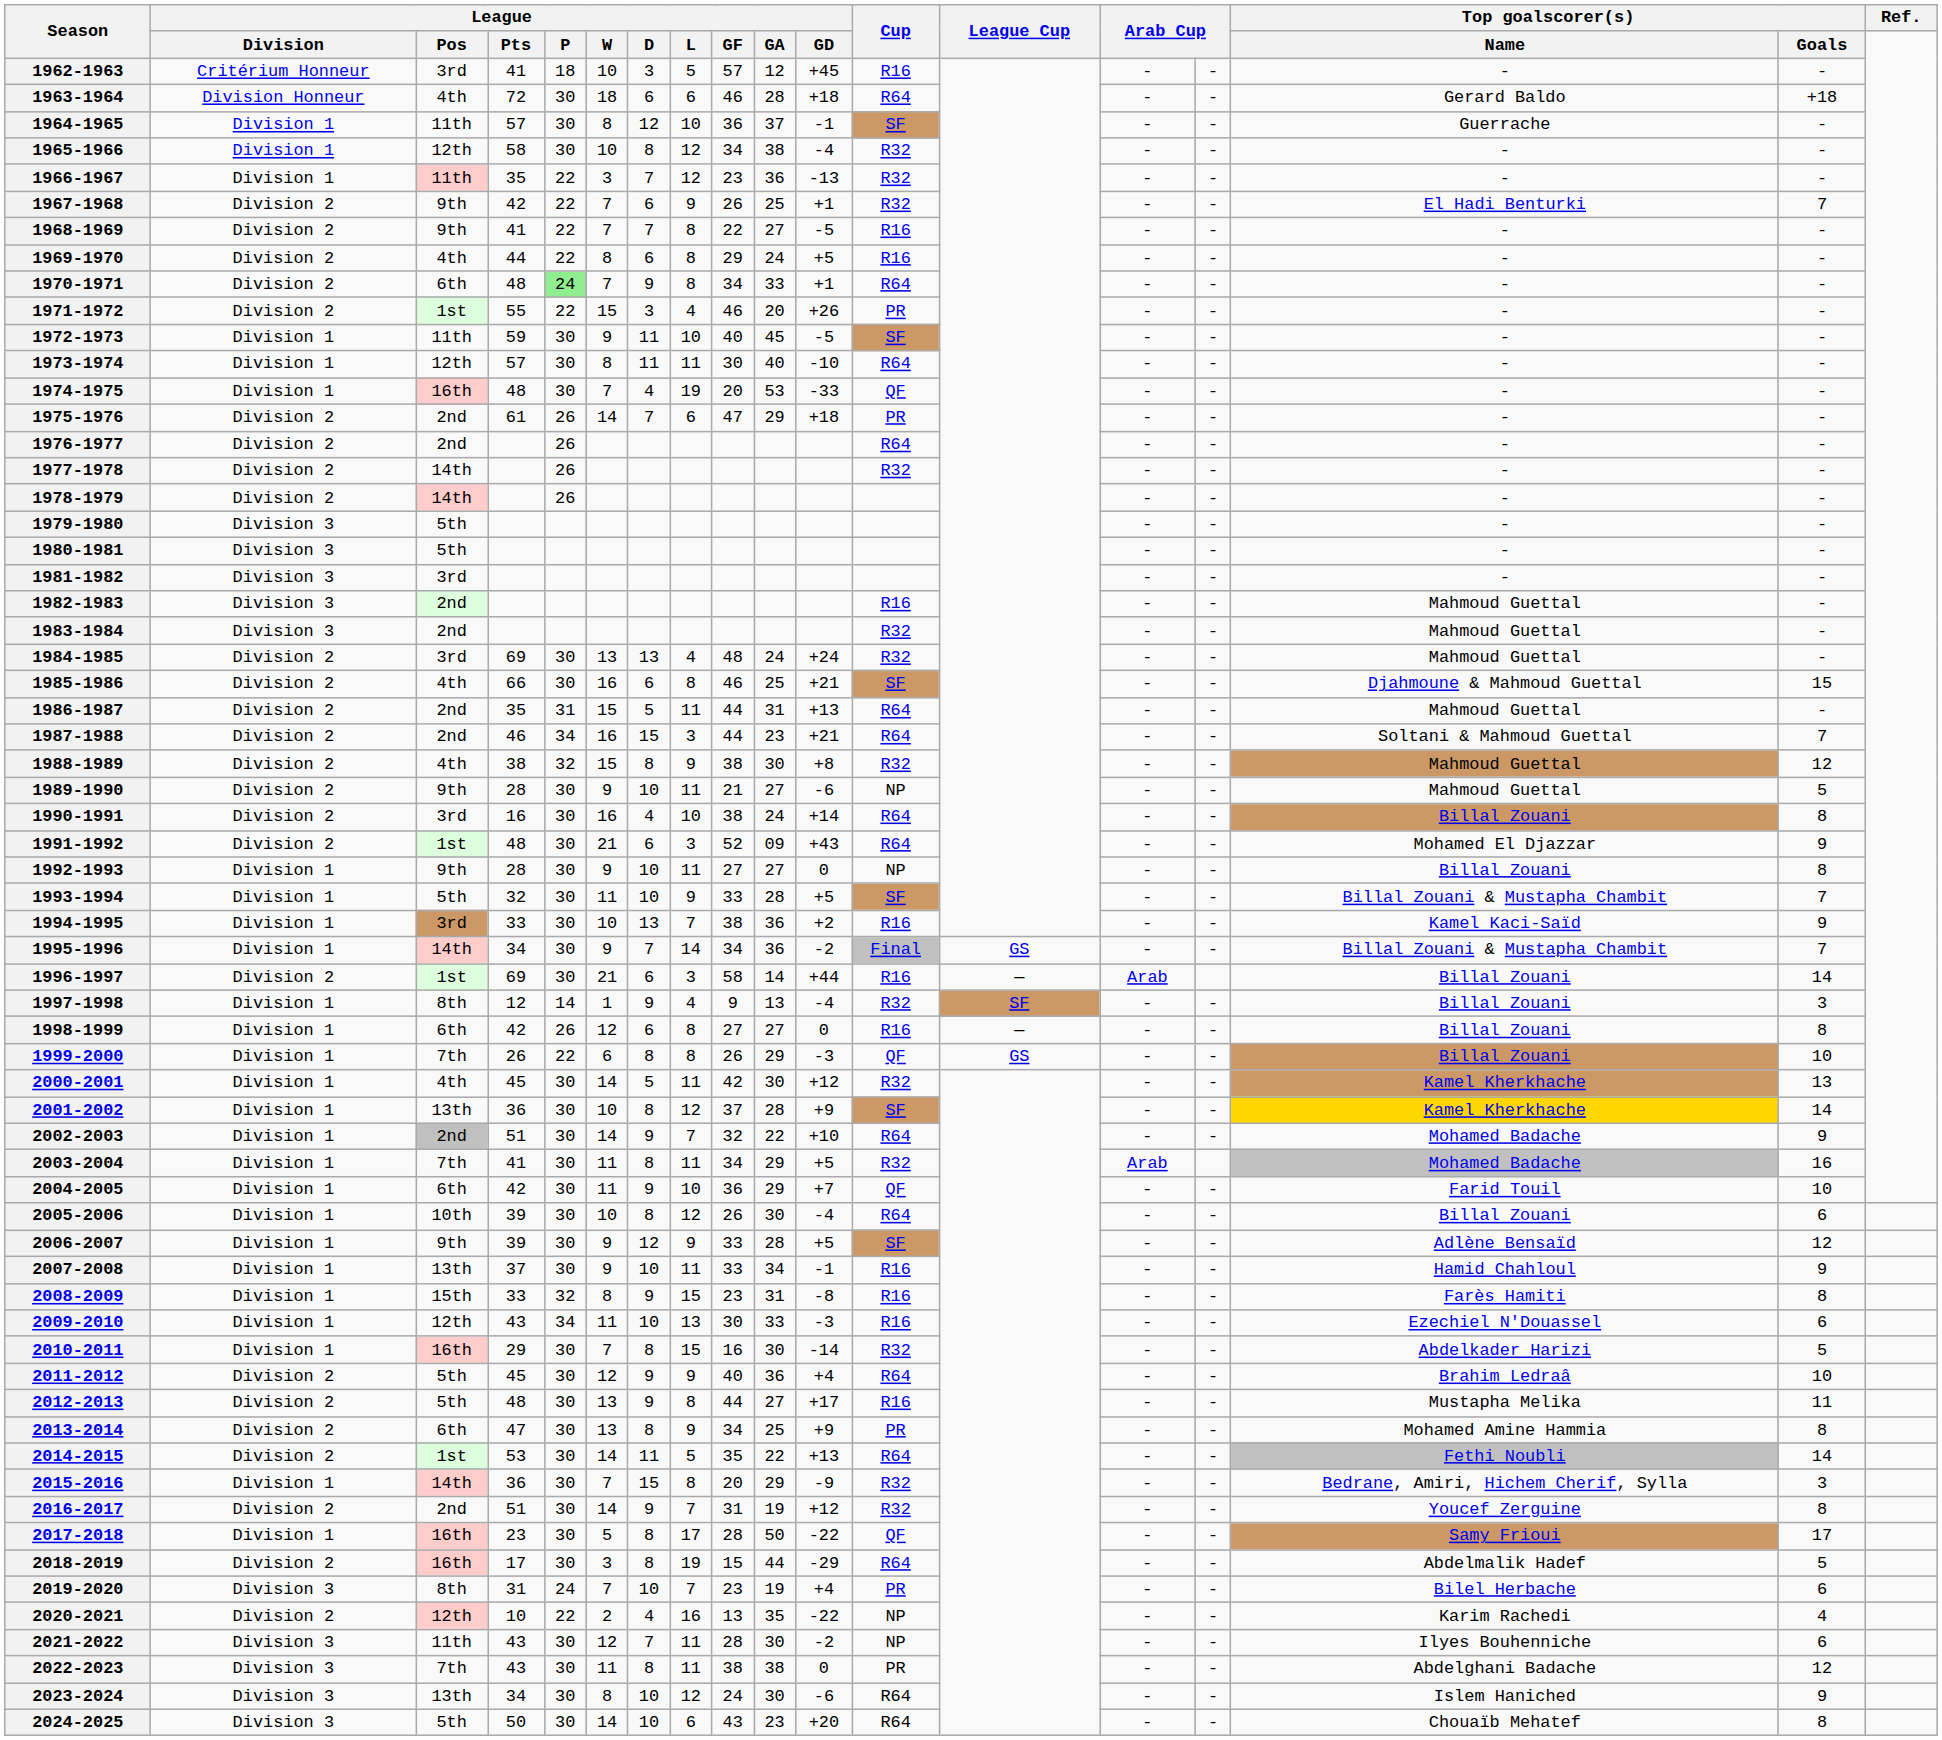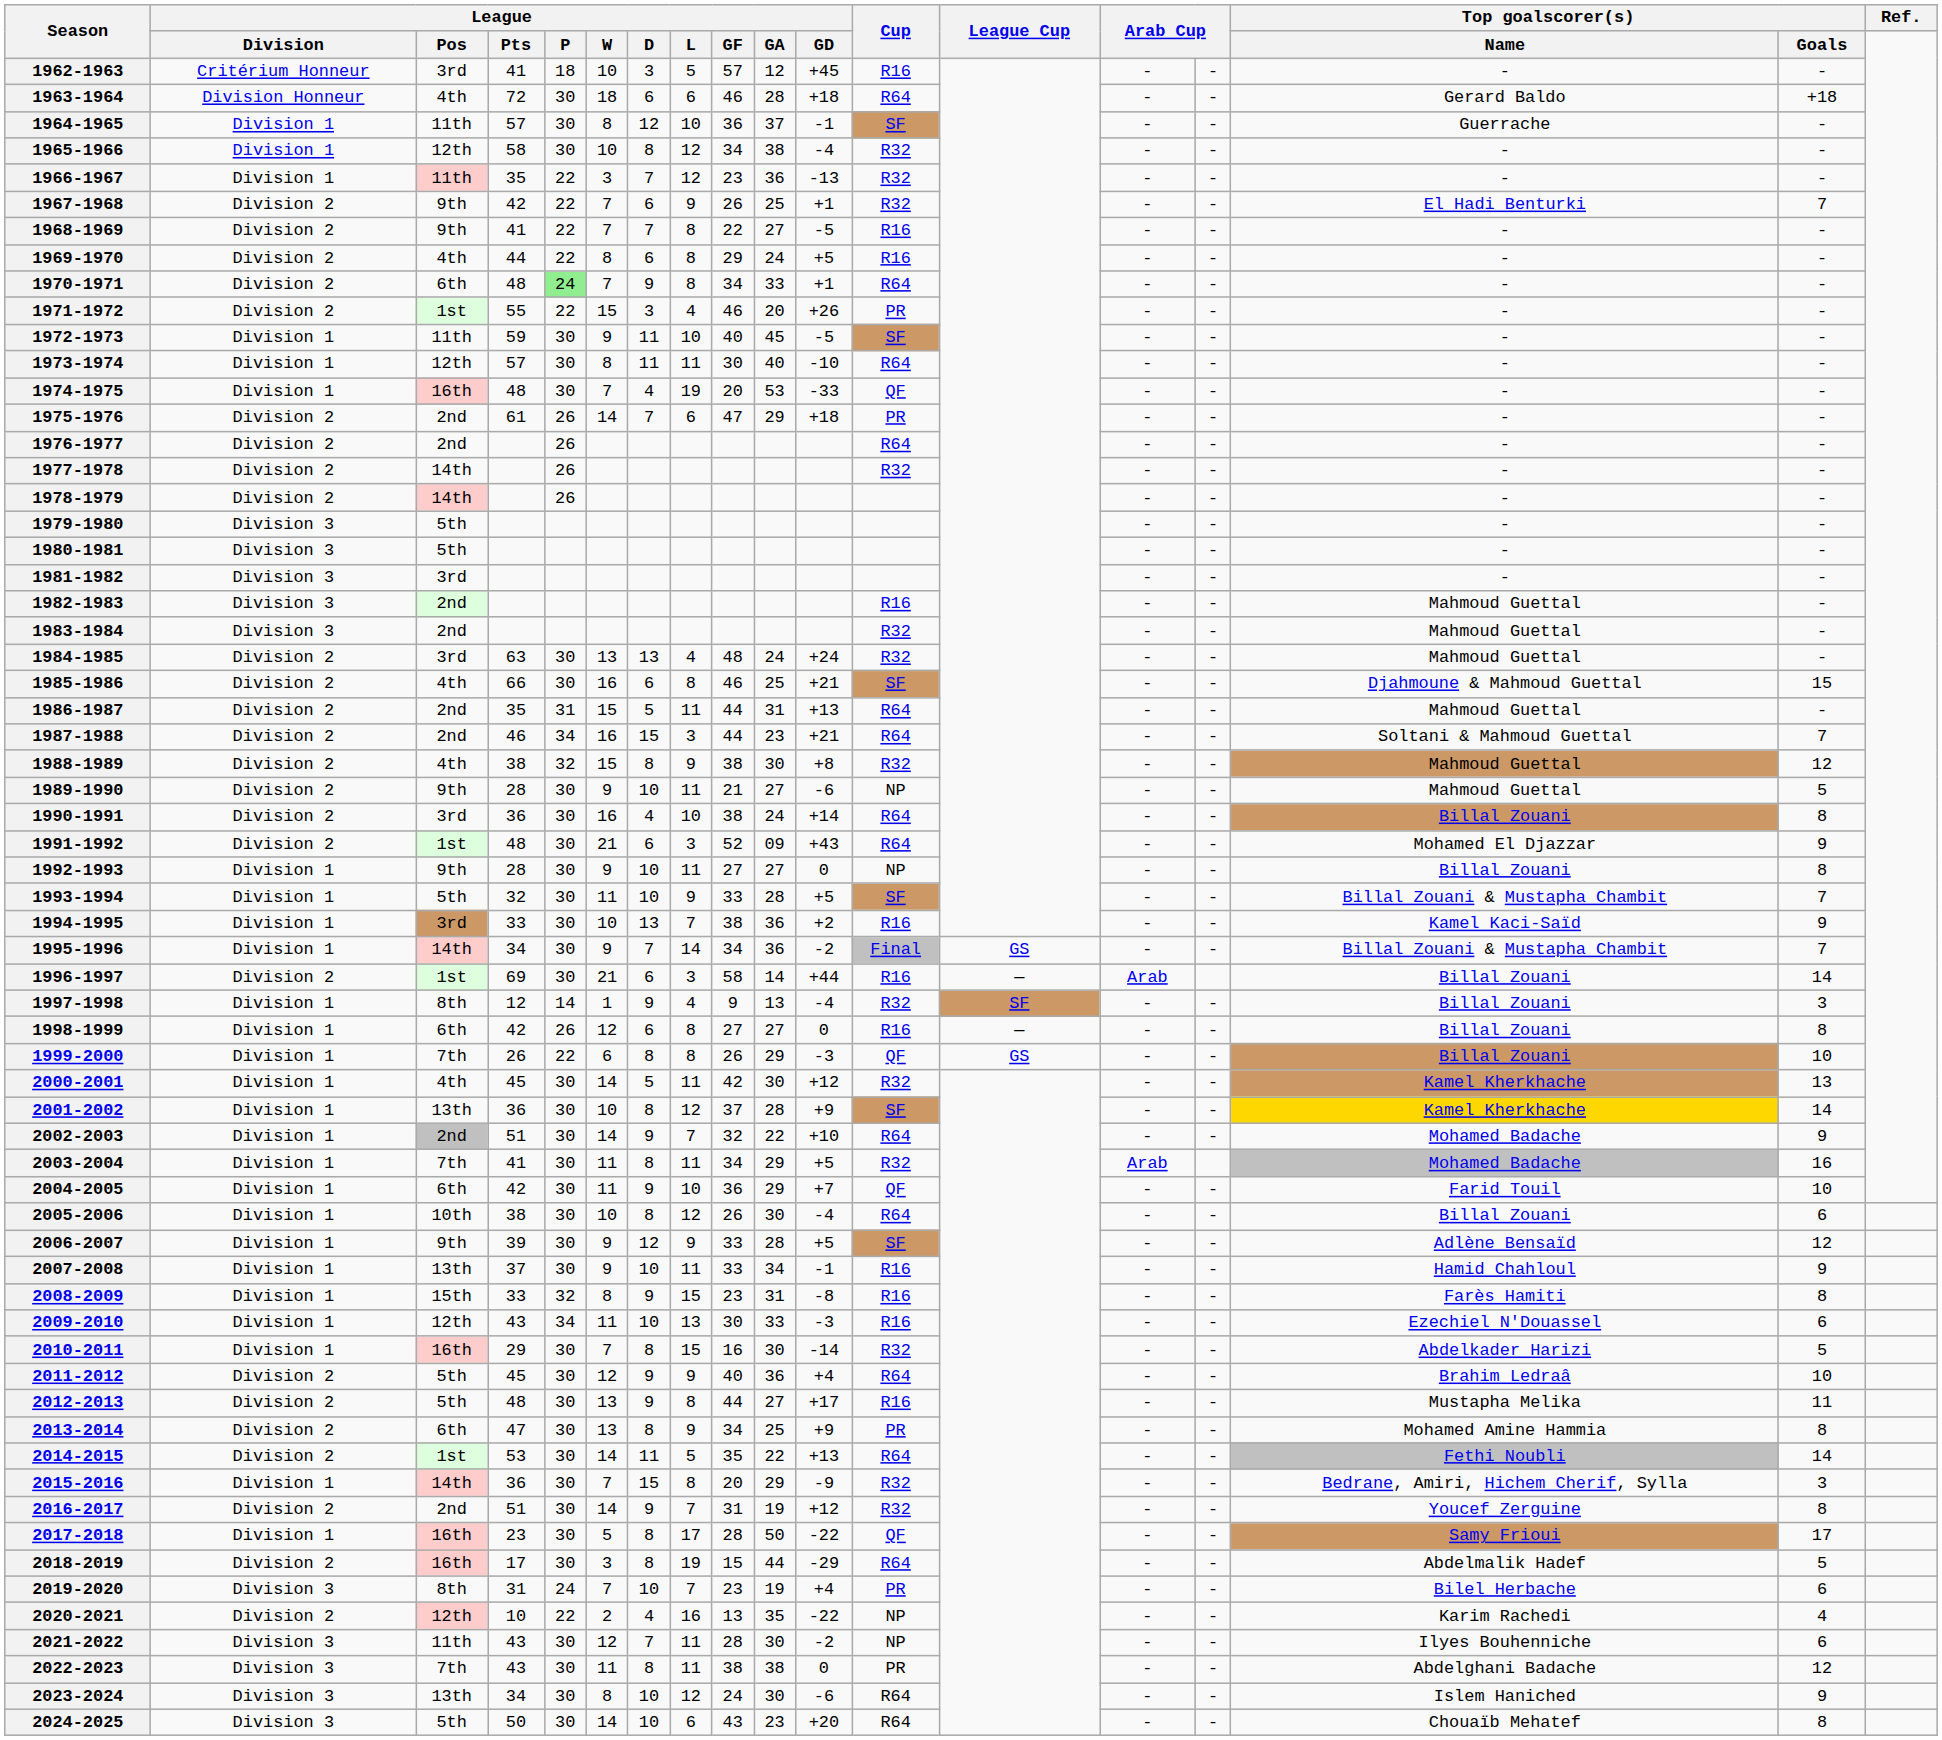(516, 657) 69 -> (516, 657) 63
(516, 817) 16 -> (516, 817) 36
(516, 1217) 39 -> (516, 1217) 38
